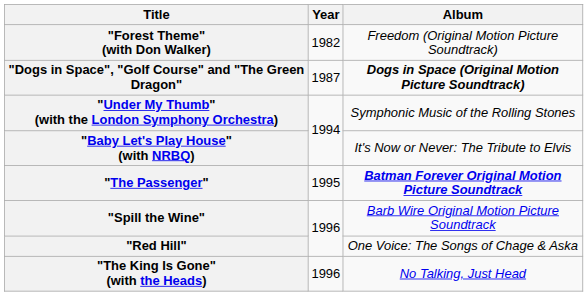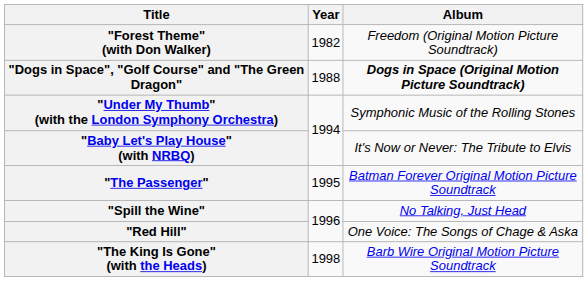(326, 77) 1987 -> (326, 77) 1988
(463, 183) bold -> (463, 183) normal
(463, 218) Barb Wire Original Motion Picture Soundtrack -> (463, 210) No Talking, Just Head
(326, 273) 1996 -> (326, 259) 1998
(463, 273) No Talking, Just Head -> (463, 259) Barb Wire Original Motion Picture Soundtrack
